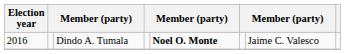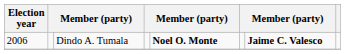(17, 40) 2016 -> (17, 40) 2006
(283, 40) normal -> (285, 40) bold
